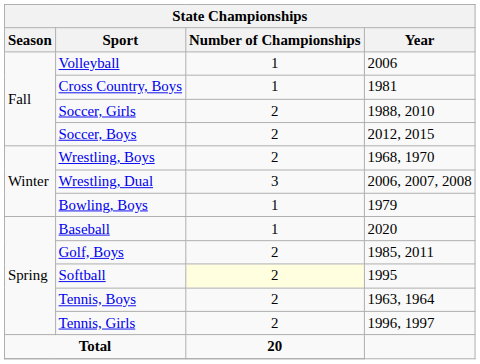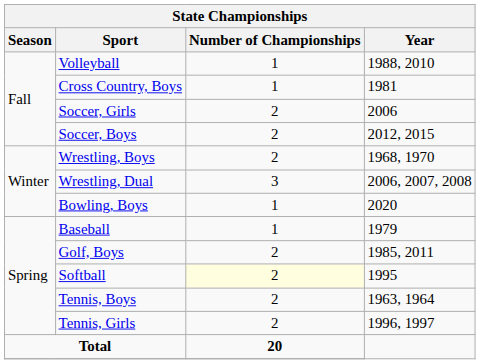(382, 63) 2006 -> (401, 63) 1988, 2010
(401, 110) 1988, 2010 -> (382, 110) 2006
(382, 205) 1979 -> (382, 205) 2020
(382, 228) 2020 -> (382, 228) 1979
